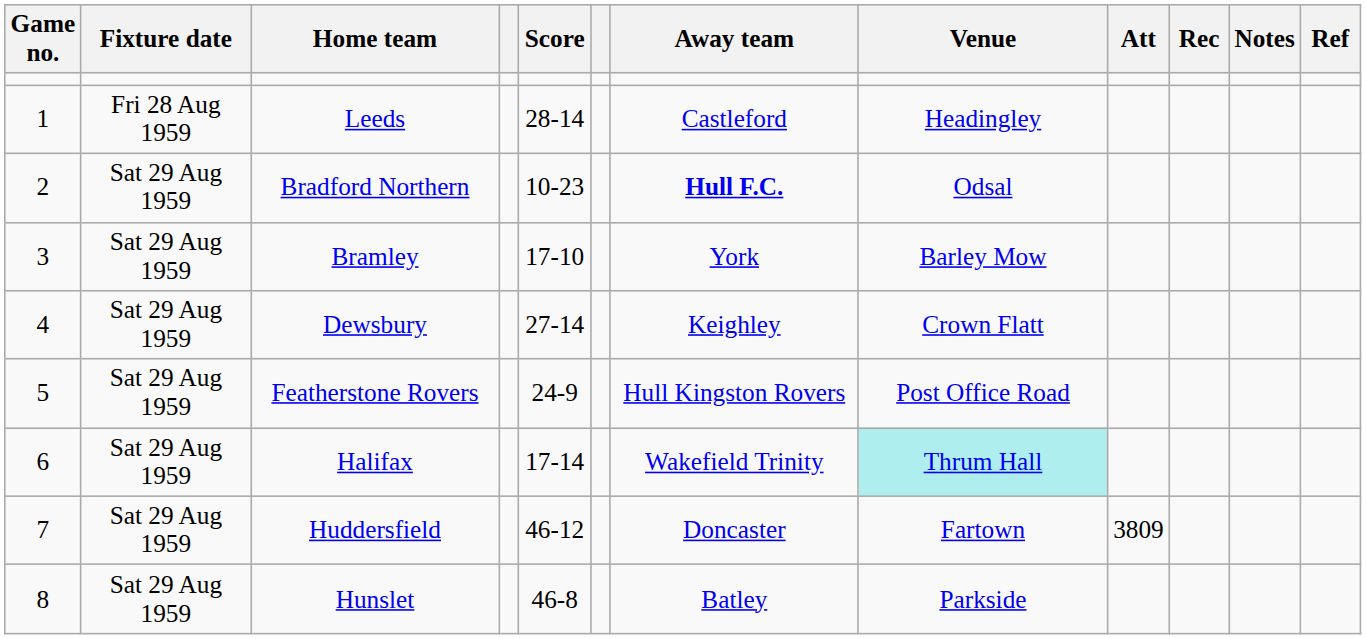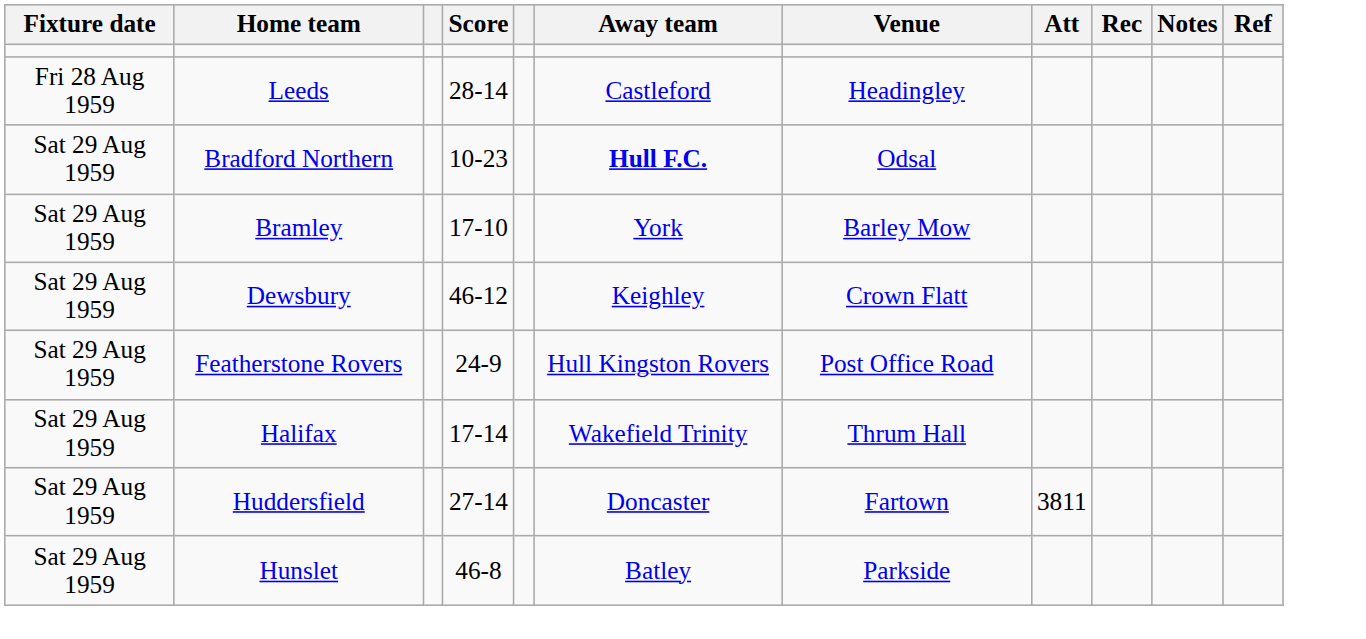- column: (43, 38)
(555, 324) 27-14 -> (478, 296) 46-12
(983, 461) paleturquoise background -> (907, 433) no background
(555, 530) 46-12 -> (478, 501) 27-14
(1138, 530) 3809 -> (1062, 501) 3811
